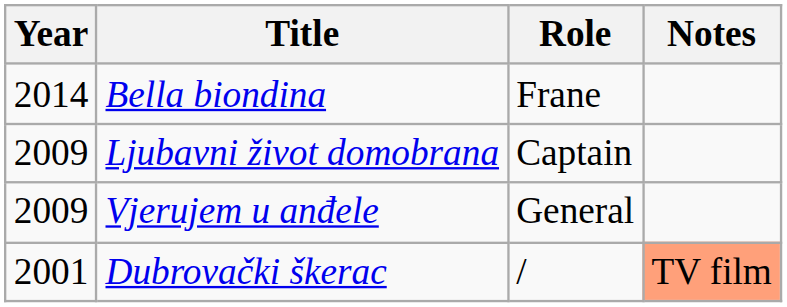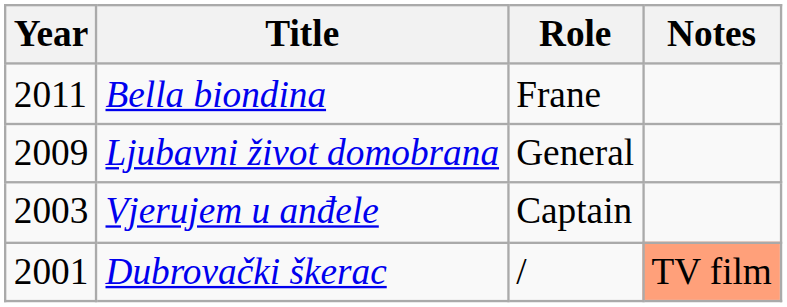(51, 93) 2014 -> (50, 93) 2011
(574, 152) Captain -> (575, 152) General
(51, 211) 2009 -> (51, 211) 2003
(575, 211) General -> (574, 211) Captain
